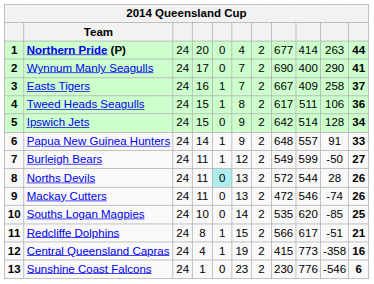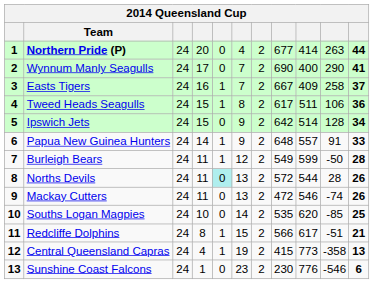(359, 159) 27 -> (359, 159) 28
(359, 251) 16 -> (359, 251) 13
